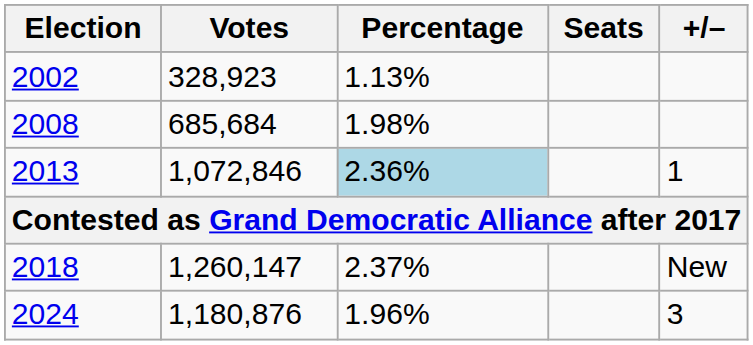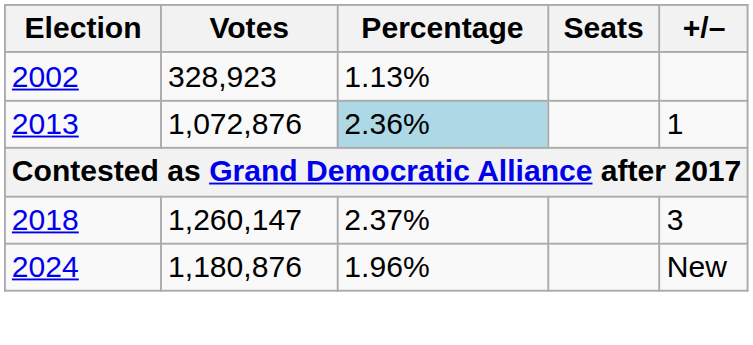- row: (45, 123)
(235, 171) 1,072,846 -> (235, 123) 1,072,876
(697, 266) New -> (675, 219) 3
(675, 314) 3 -> (697, 266) New
